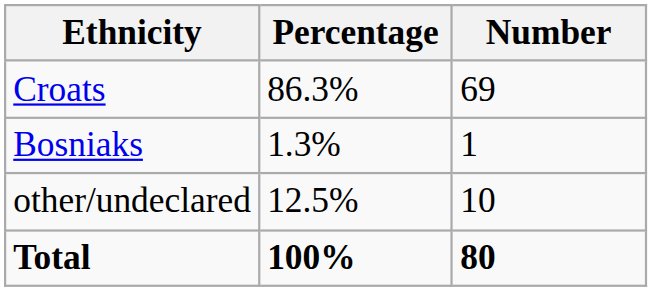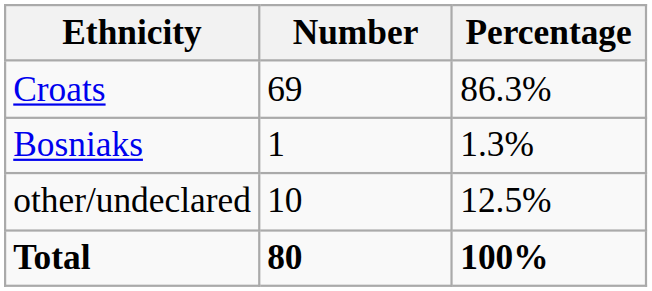columns swapped: (549, 32) <-> (356, 32)
